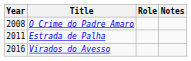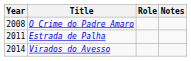(16, 50) 2016 -> (16, 50) 2014
